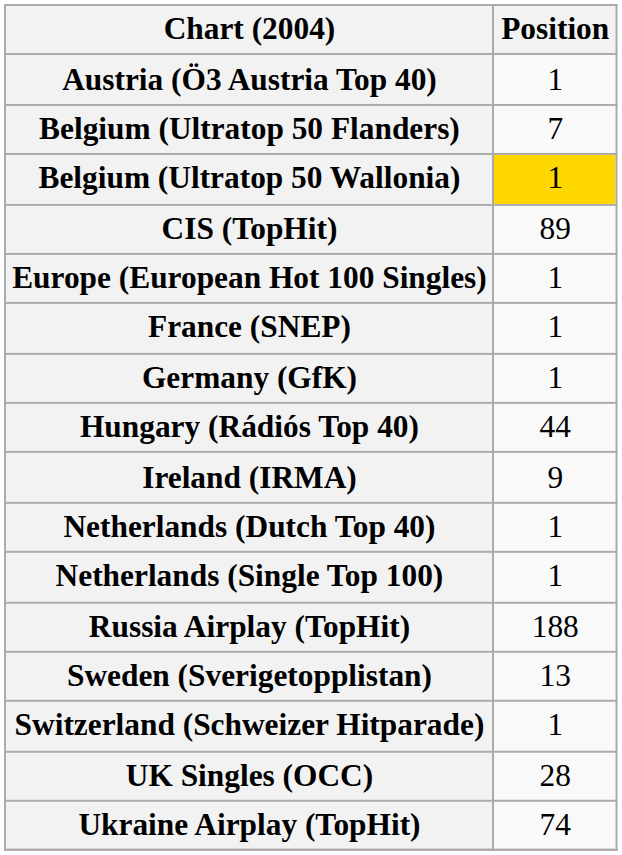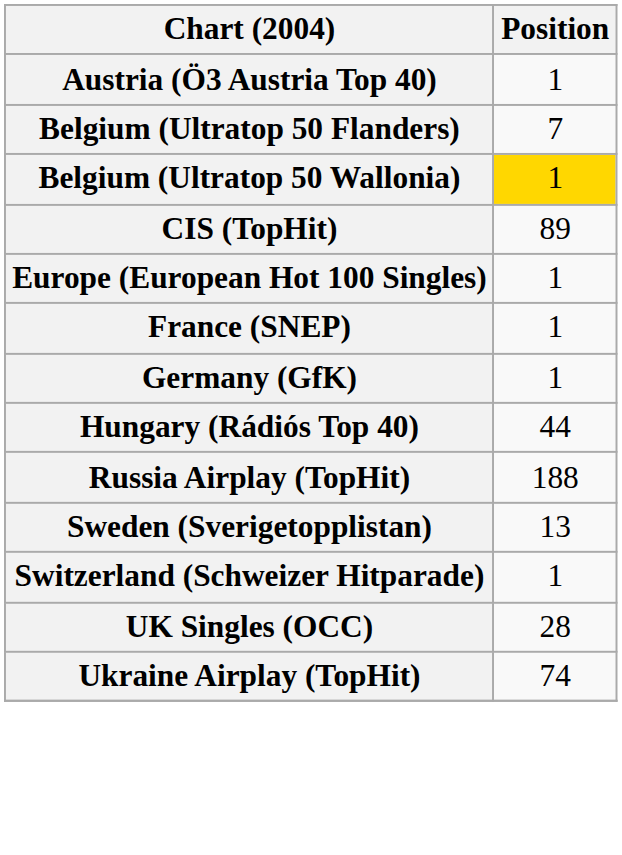- row: (249, 476)
- row: (249, 526)
- row: (249, 576)
